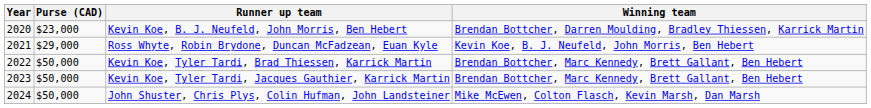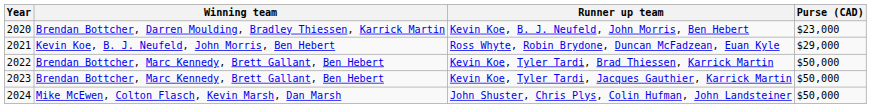columns swapped: (659, 13) <-> (70, 13)
